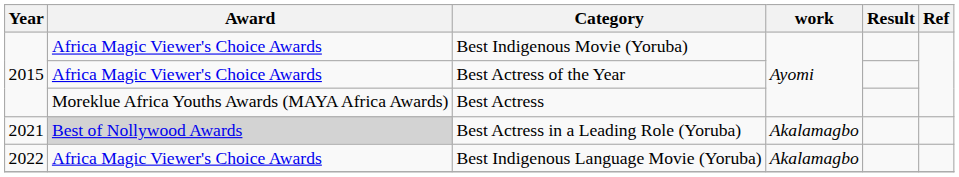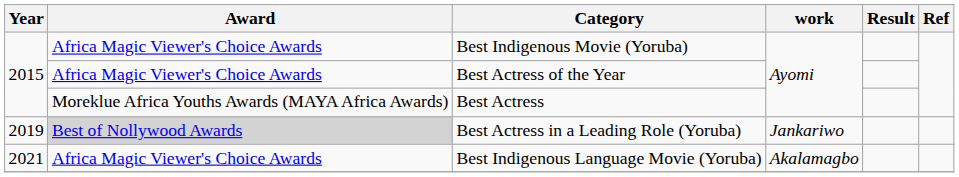(26, 130) 2021 -> (26, 130) 2019
(814, 130) Akalamagbo -> (807, 130) Jankariwo
(26, 158) 2022 -> (26, 158) 2021
